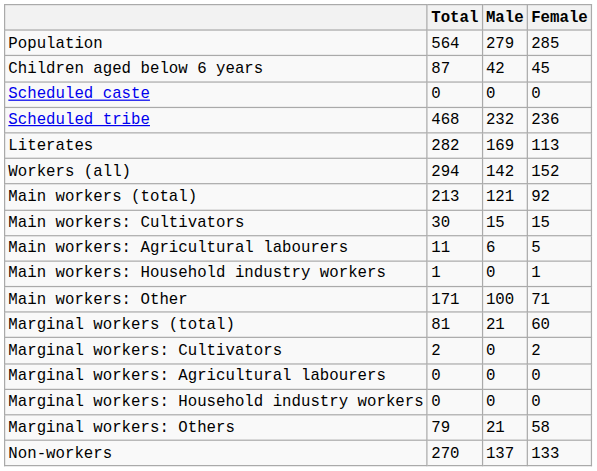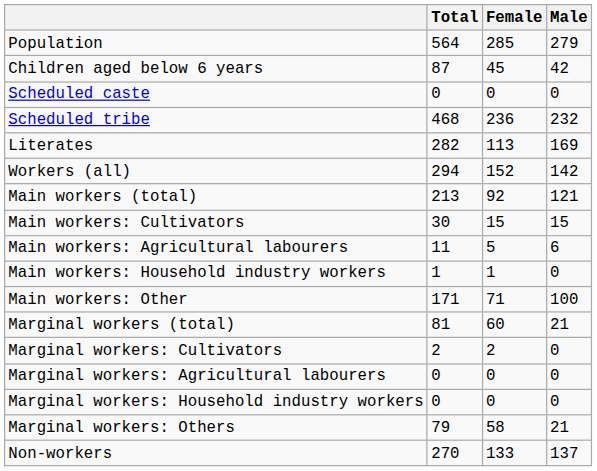columns swapped: (505, 17) <-> (559, 17)
